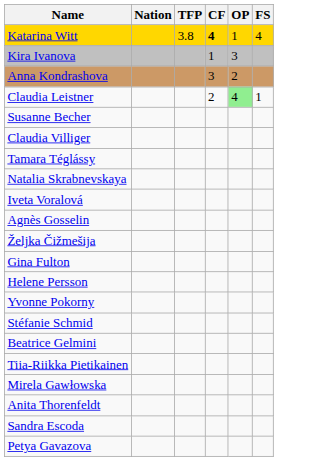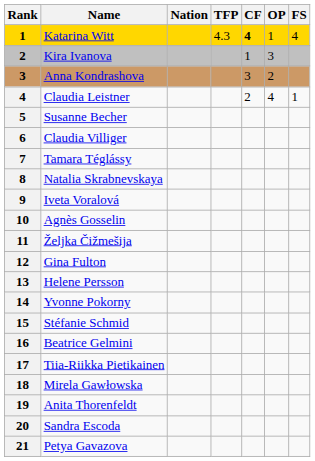+ column: (23, 14)
(186, 35) 3.8 -> (222, 35) 4.3
(235, 96) lightgreen background -> (271, 96) no background
